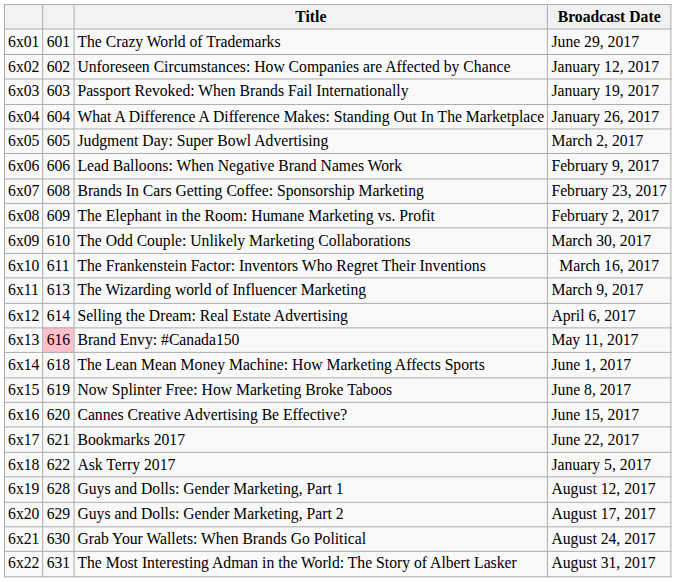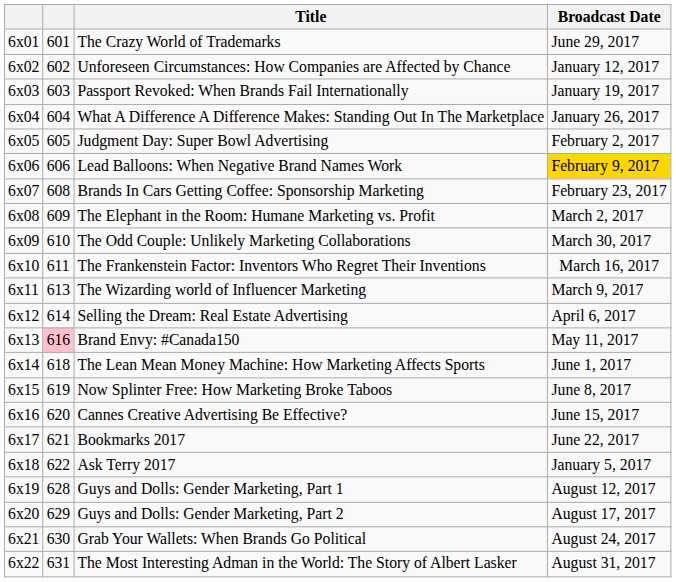(597, 141) March 2, 2017 -> (605, 141) February 2, 2017
(605, 166) no background -> (605, 166) gold background
(605, 215) February 2, 2017 -> (597, 215) March 2, 2017
